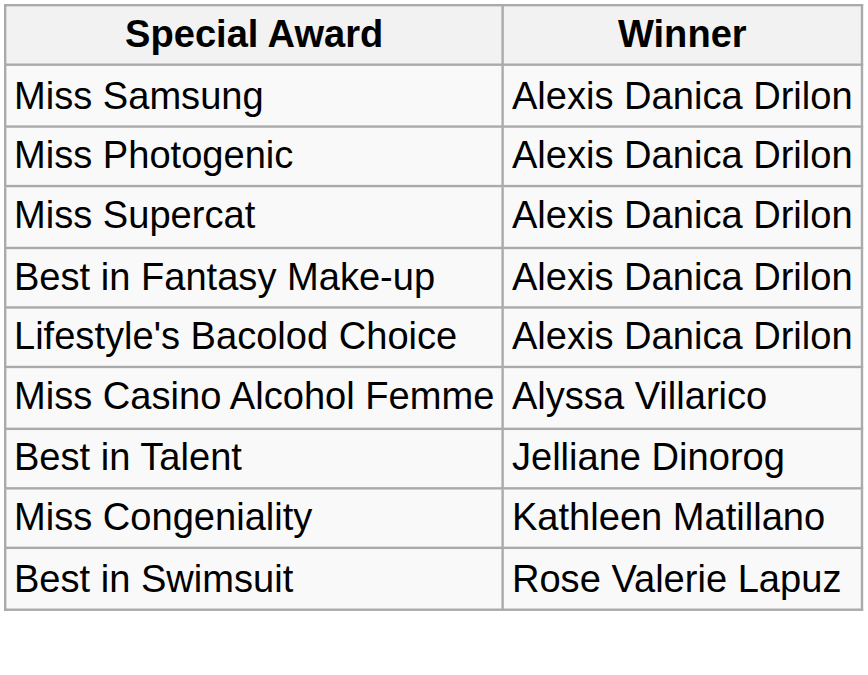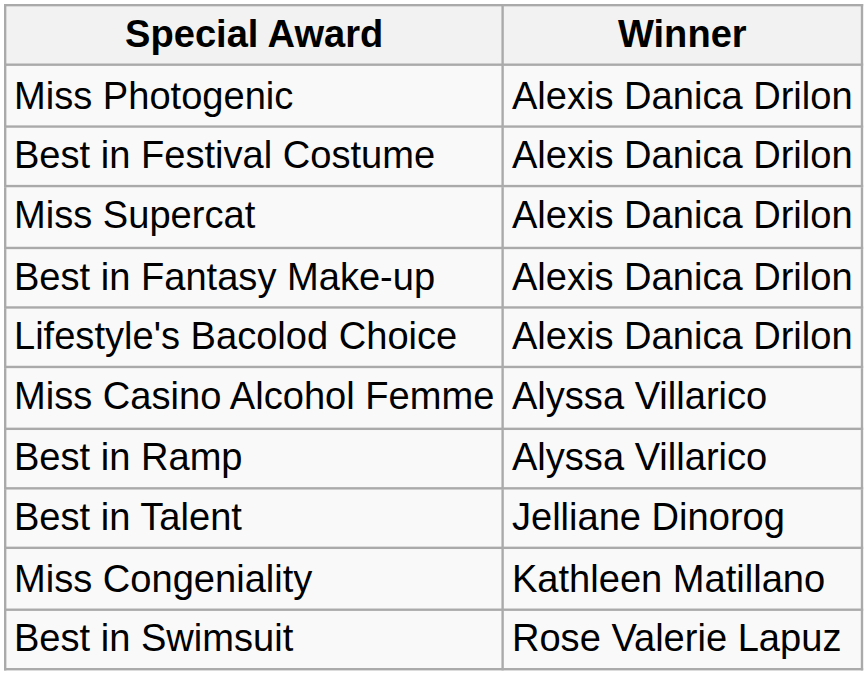- row: (139, 95)
+ row: (225, 155)
+ row: (128, 457)
